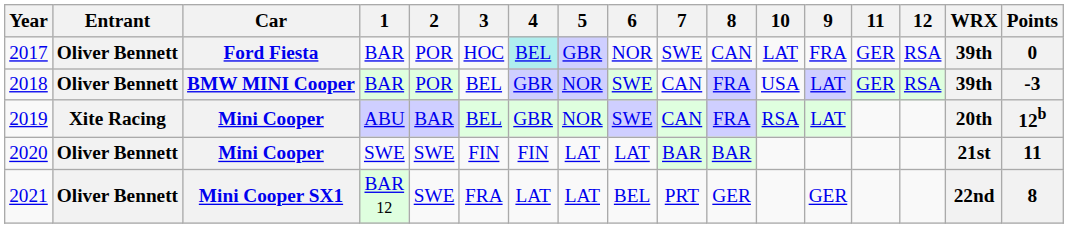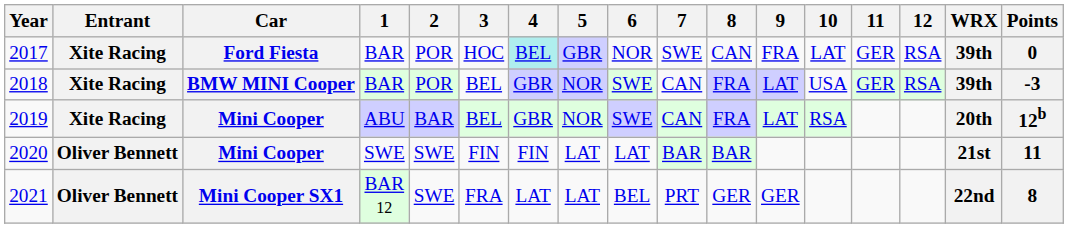columns swapped: (828, 20) <-> (780, 20)
(117, 52) Oliver Bennett -> (117, 52) Xite Racing
(117, 84) Oliver Bennett -> (117, 84) Xite Racing
